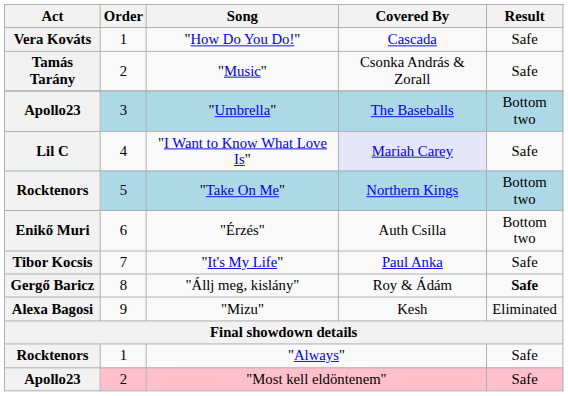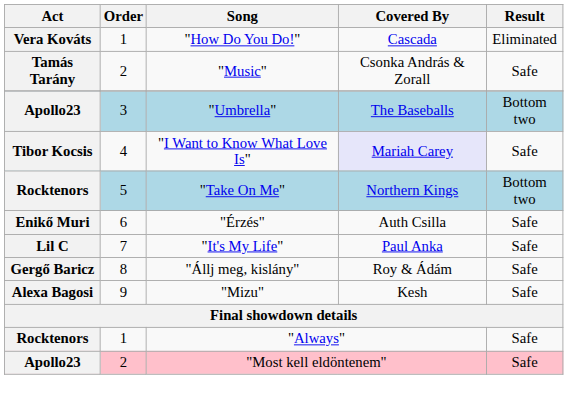(525, 39) Safe -> (525, 39) Eliminated
(52, 150) Lil C -> (52, 150) Tibor Kocsis
(525, 230) Bottom two -> (525, 222) Safe
(52, 262) Tibor Kocsis -> (52, 245) Lil C
(525, 285) bold -> (525, 269) normal
(525, 309) Eliminated -> (525, 292) Safe
